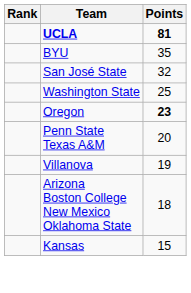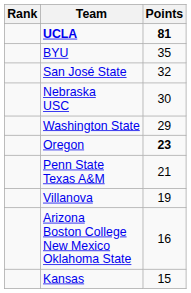+ row: (69, 99)
(164, 92) 25 -> (164, 125) 29
(164, 138) 20 -> (164, 171) 21
(164, 205) 18 -> (164, 238) 16
